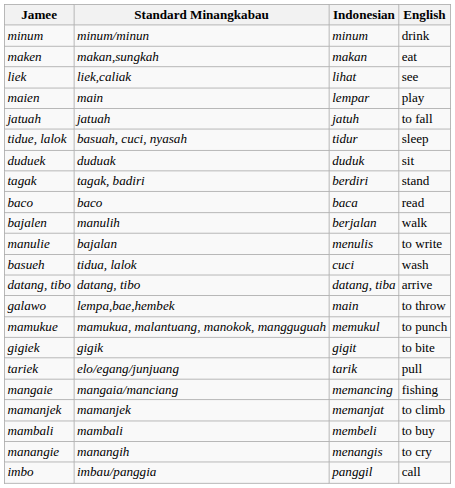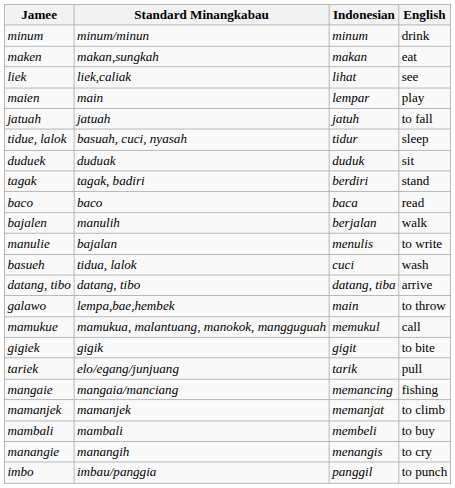(424, 327) to punch -> (411, 327) call
(411, 472) call -> (424, 472) to punch
